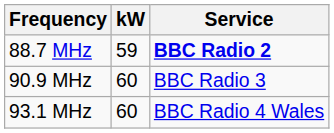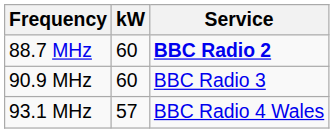(127, 50) 59 -> (127, 50) 60
(127, 111) 60 -> (127, 111) 57
